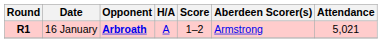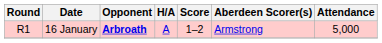(23, 29) bold -> (23, 29) normal
(346, 29) 5,021 -> (346, 29) 5,000
